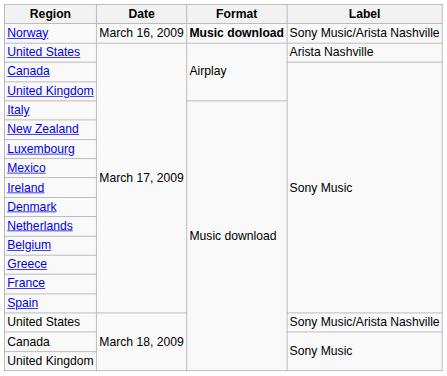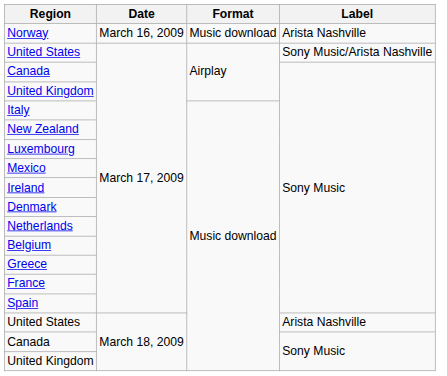(237, 33) bold -> (233, 33) normal
(365, 33) Sony Music/Arista Nashville -> (324, 33) Arista Nashville
(332, 52) Arista Nashville -> (357, 52) Sony Music/Arista Nashville
(365, 322) Sony Music/Arista Nashville -> (324, 322) Arista Nashville
